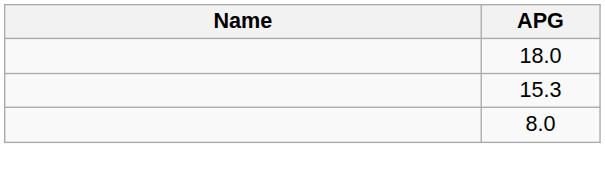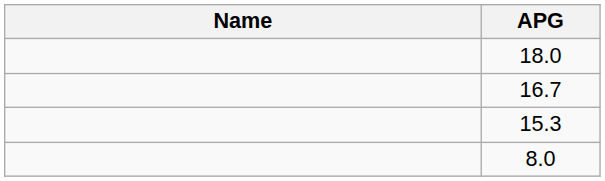+ row: (540, 90)
